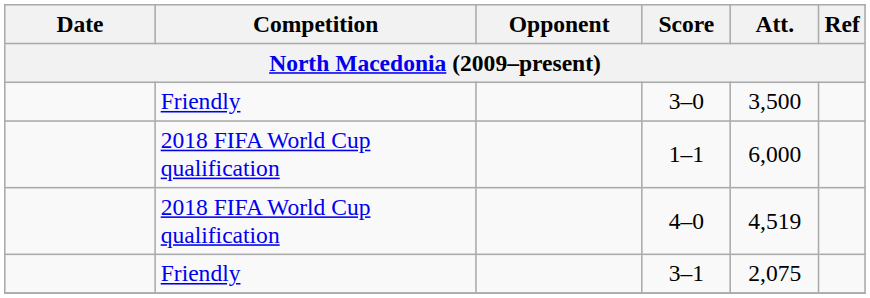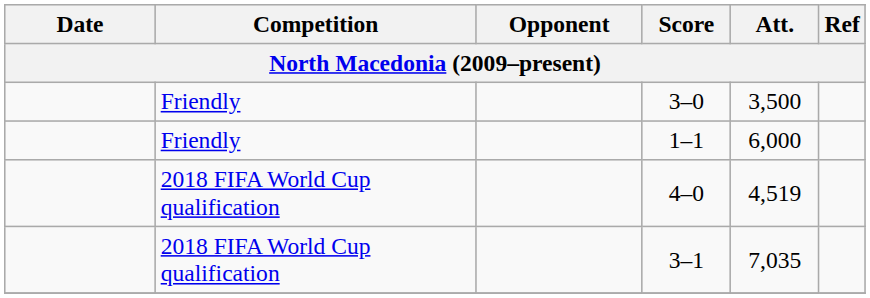(266, 154) 2018 FIFA World Cup qualification -> (201, 140) Friendly
(201, 274) Friendly -> (266, 260) 2018 FIFA World Cup qualification
(775, 274) 2,075 -> (775, 260) 7,035
